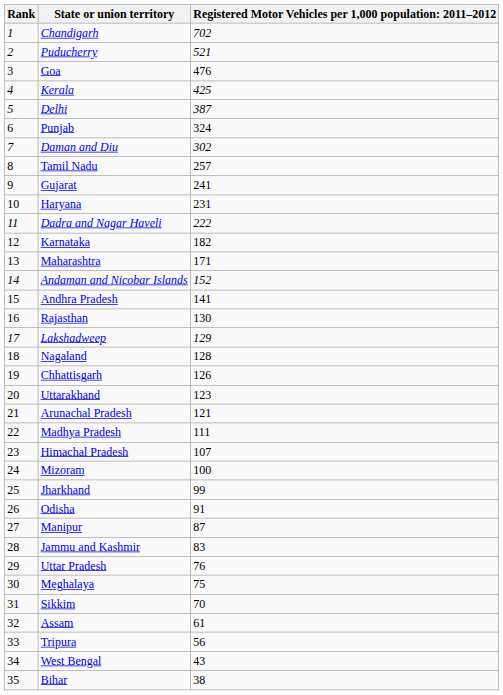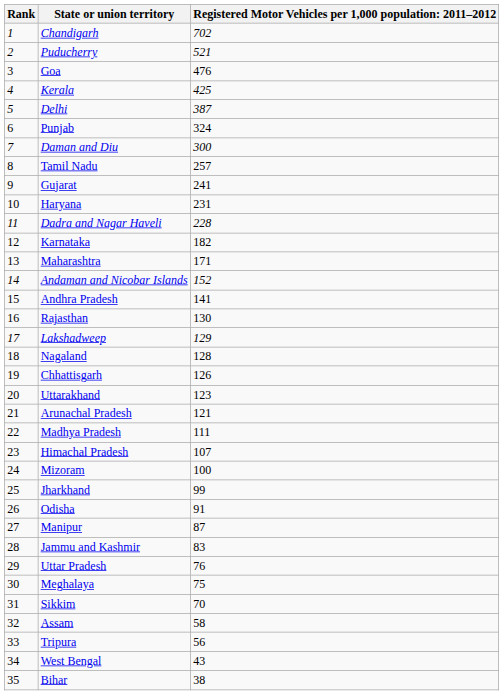(202, 147) 302 -> (202, 147) 300
(202, 223) 222 -> (202, 223) 228
(199, 623) 61 -> (199, 623) 58
